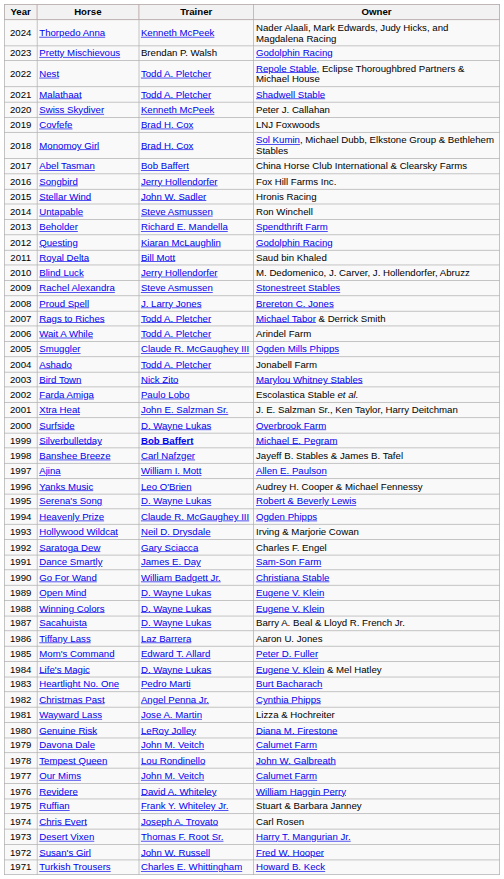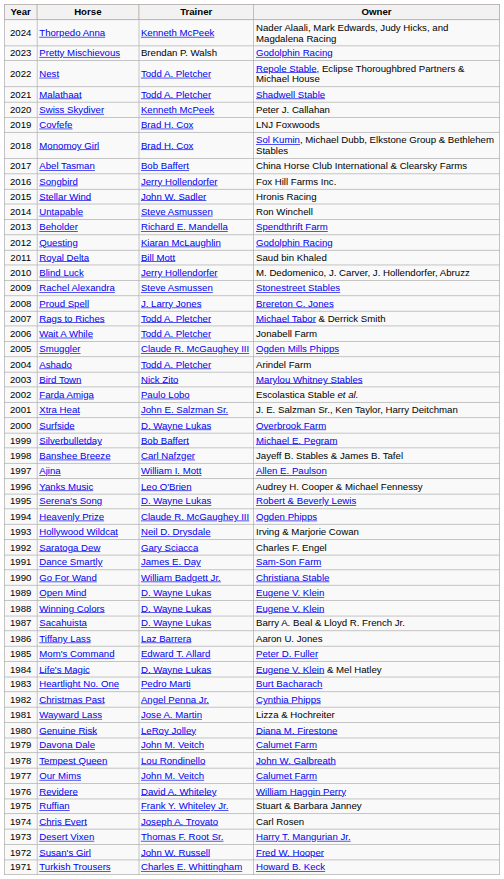(284, 334) Arindel Farm -> (287, 334) Jonabell Farm
(287, 365) Jonabell Farm -> (284, 365) Arindel Farm
(167, 441) bold -> (165, 441) normal
